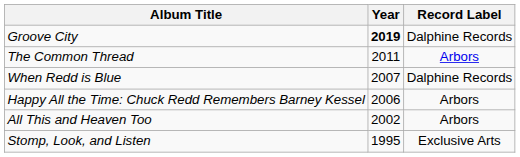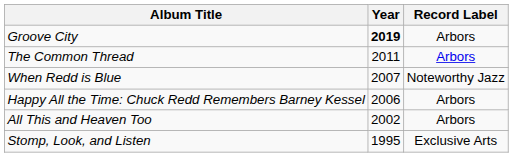(459, 36) Dalphine Records -> (456, 36) Arbors
(459, 78) Dalphine Records -> (456, 78) Noteworthy Jazz
